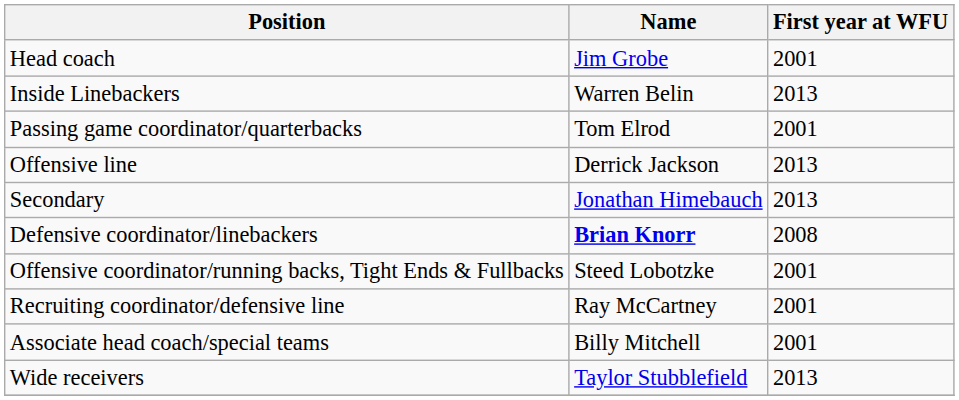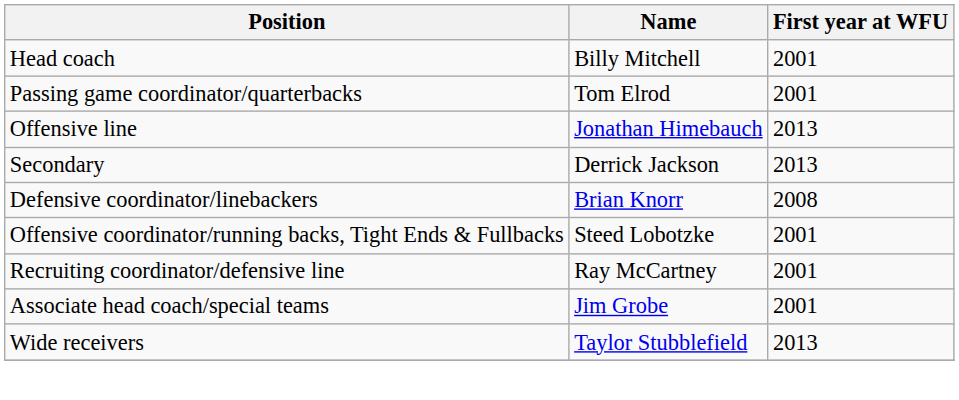(621, 57) Jim Grobe -> (637, 57) Billy Mitchell
- row: (95, 93)
(647, 164) Derrick Jackson -> (668, 128) Jonathan Himebauch
(668, 199) Jonathan Himebauch -> (647, 164) Derrick Jackson
(635, 235) bold -> (629, 199) normal
(637, 341) Billy Mitchell -> (621, 306) Jim Grobe
